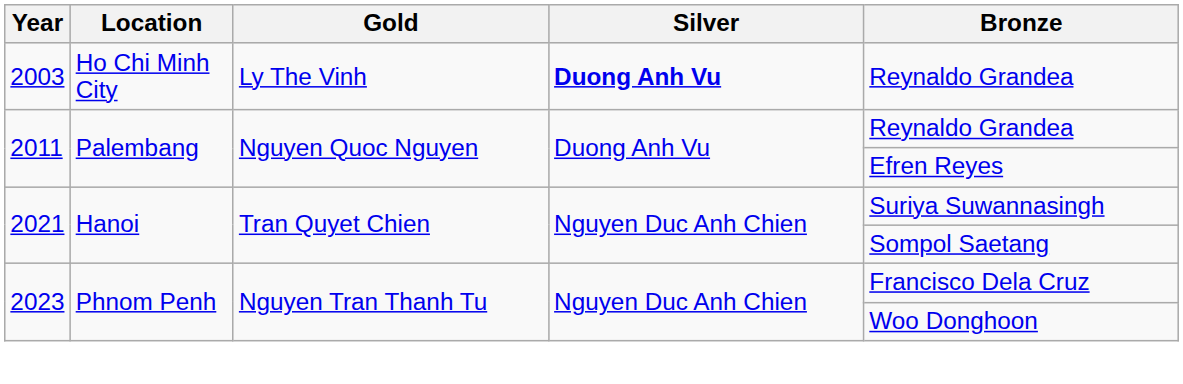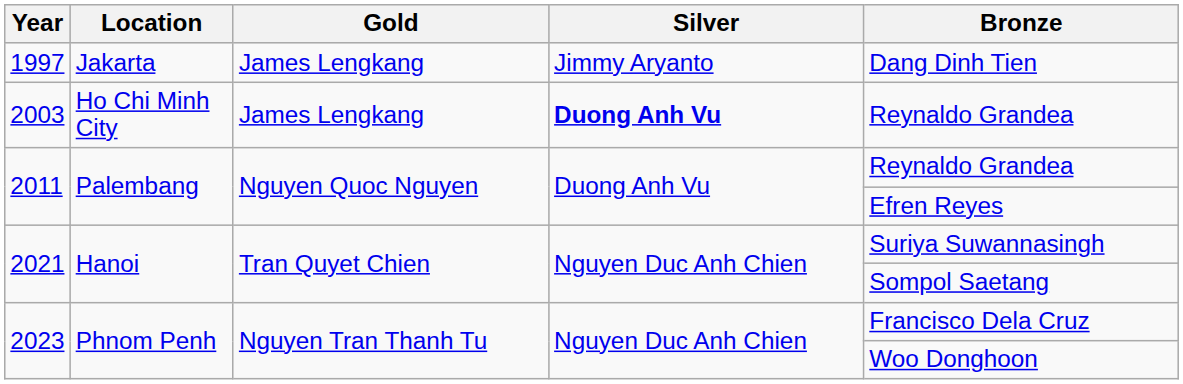+ row: (37, 62)
(303, 76) Ly The Vinh -> (332, 114) James Lengkang
